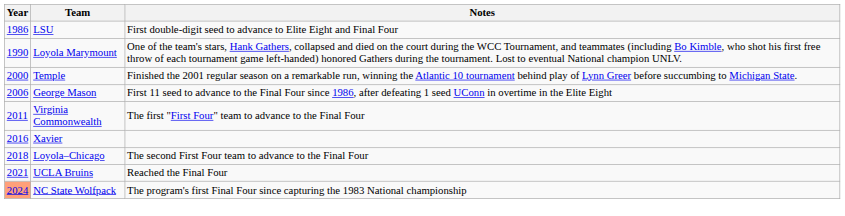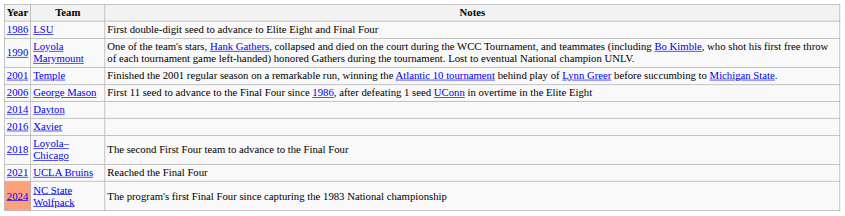(18, 76) 2000 -> (18, 76) 2001
- row: (67, 116)
+ row: (49, 110)
